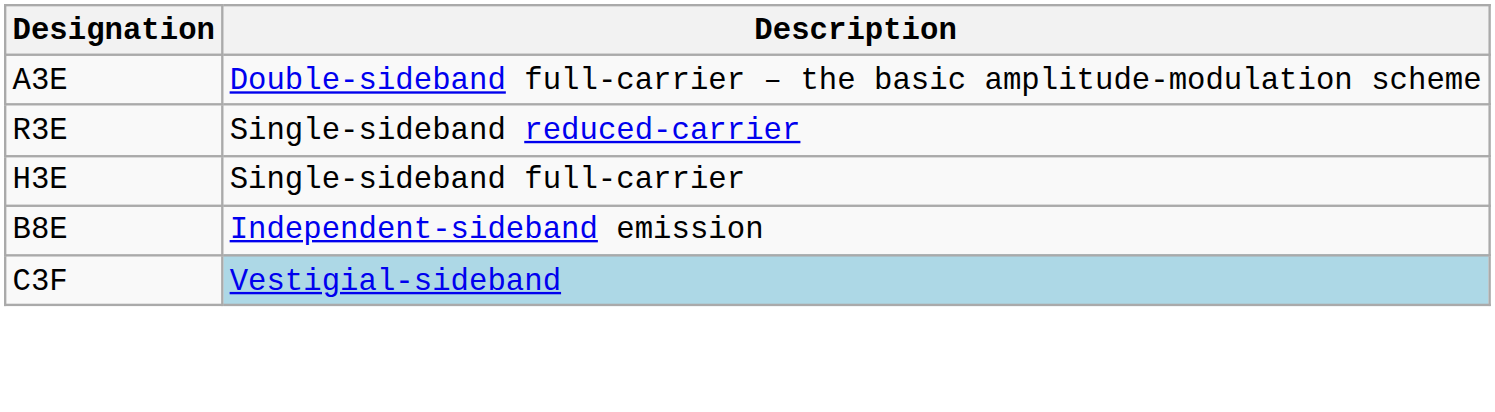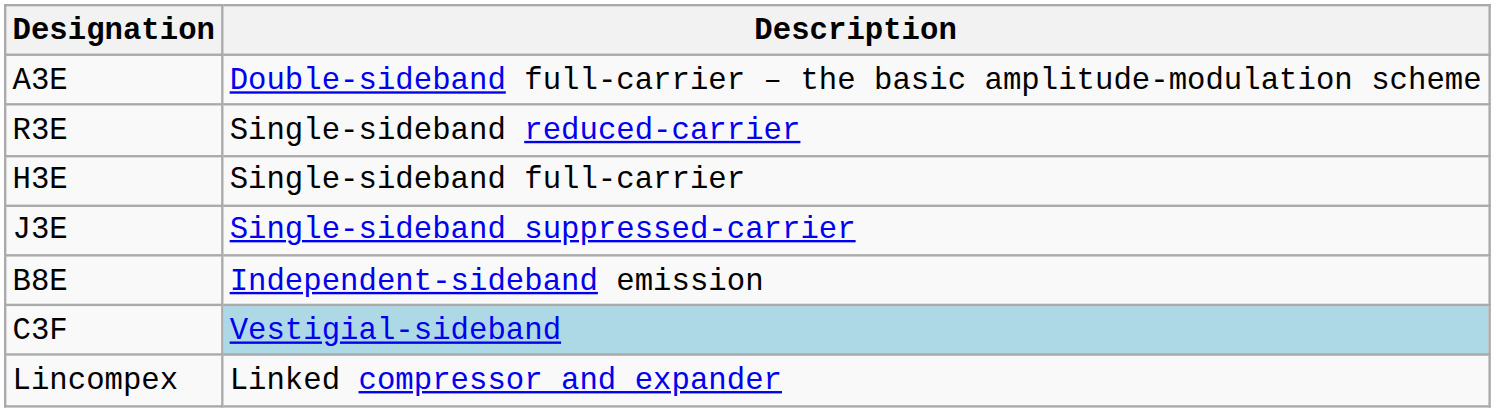+ row: (40, 230)
+ row: (95, 380)
